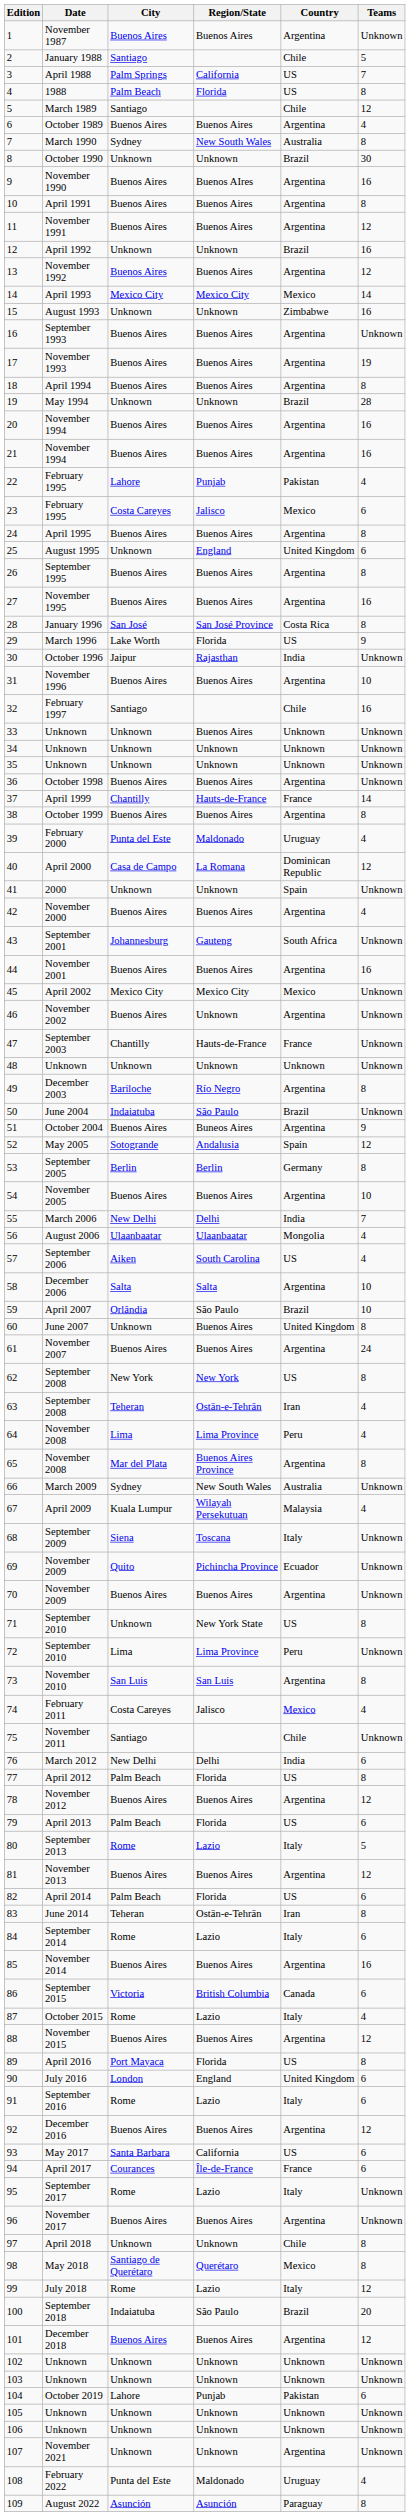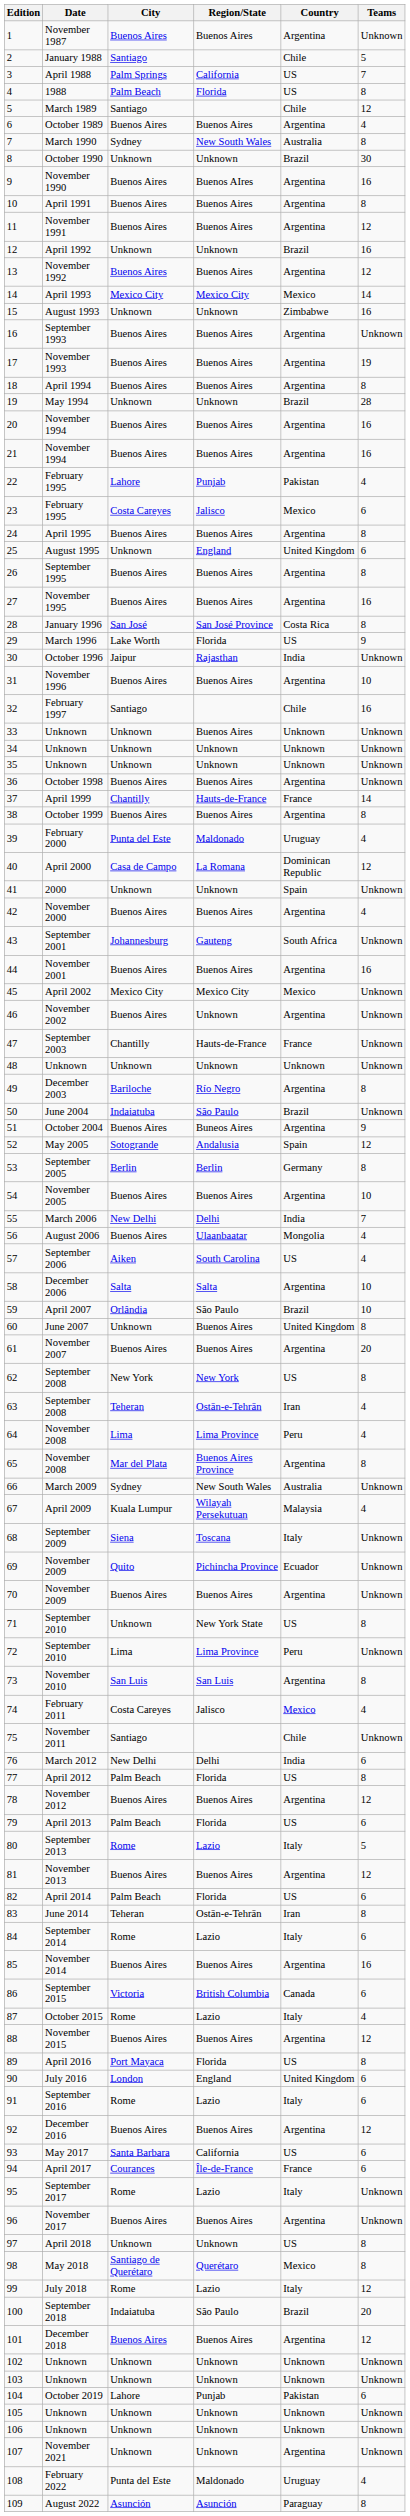(136, 1235) Ulaanbaatar -> (138, 1235) Buenos Aires
(366, 1349) 24 -> (366, 1349) 20
(295, 2243) Chile -> (290, 2243) US
